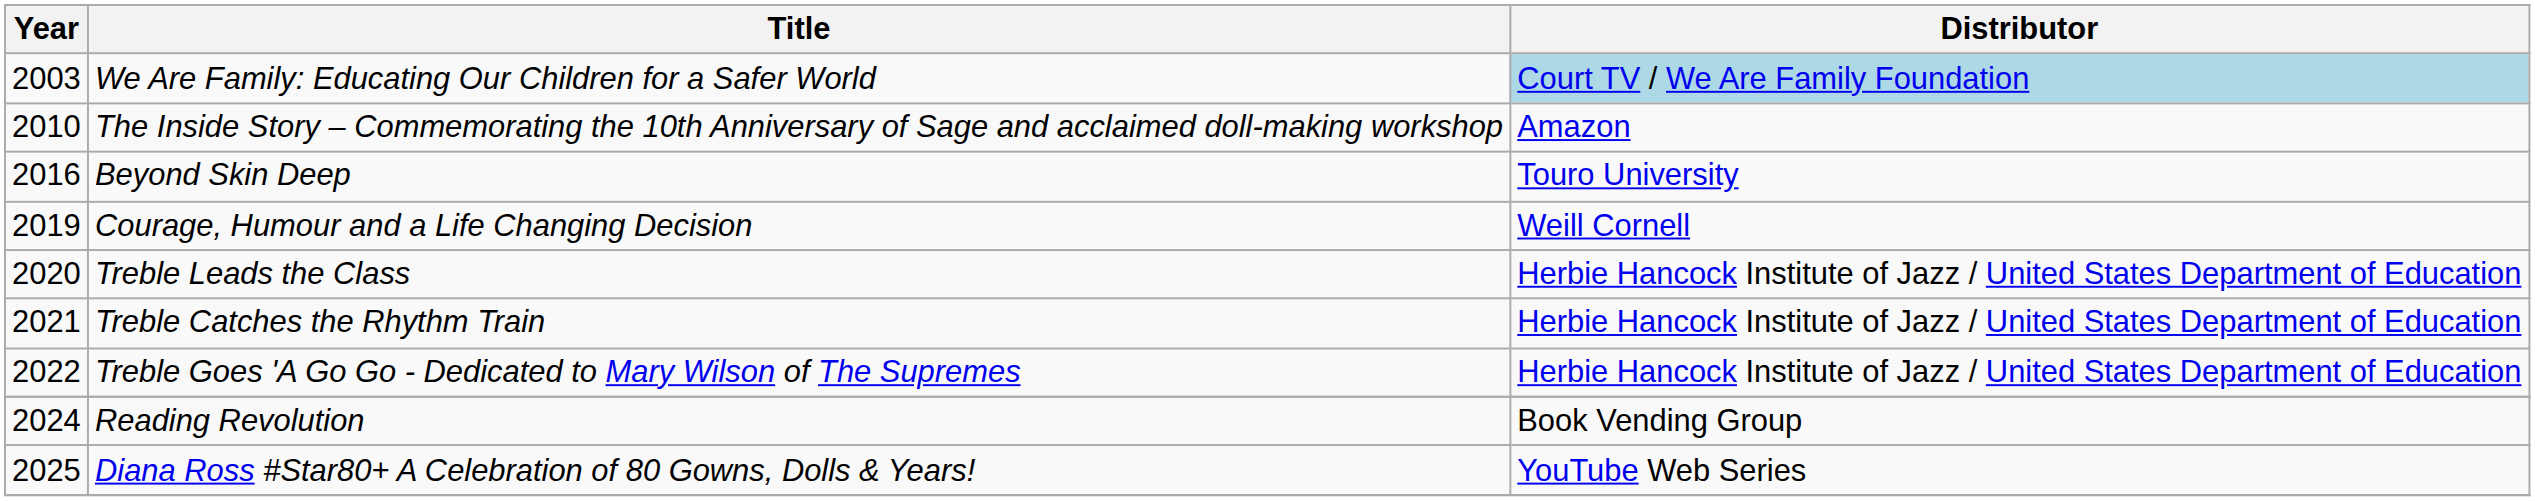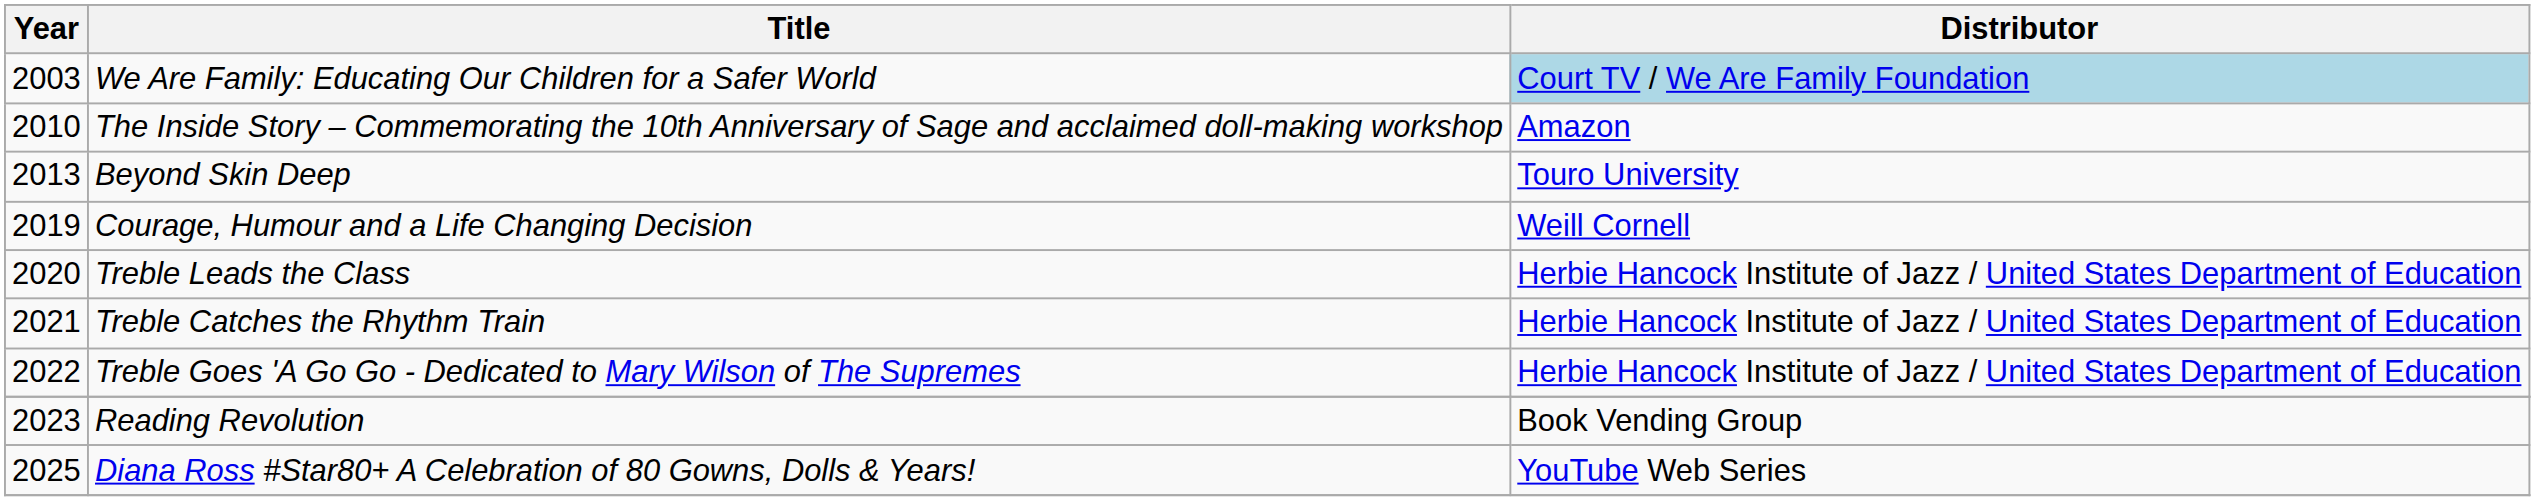(46, 175) 2016 -> (46, 175) 2013
(46, 420) 2024 -> (46, 420) 2023
